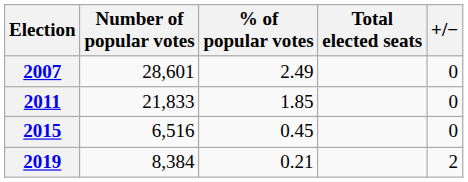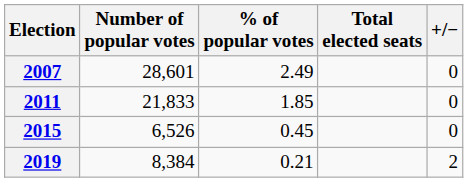(173, 131) 6,516 -> (173, 131) 6,526
